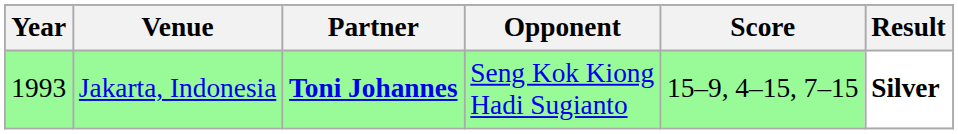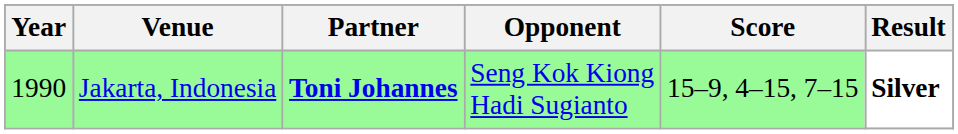(39, 88) 1993 -> (39, 88) 1990
